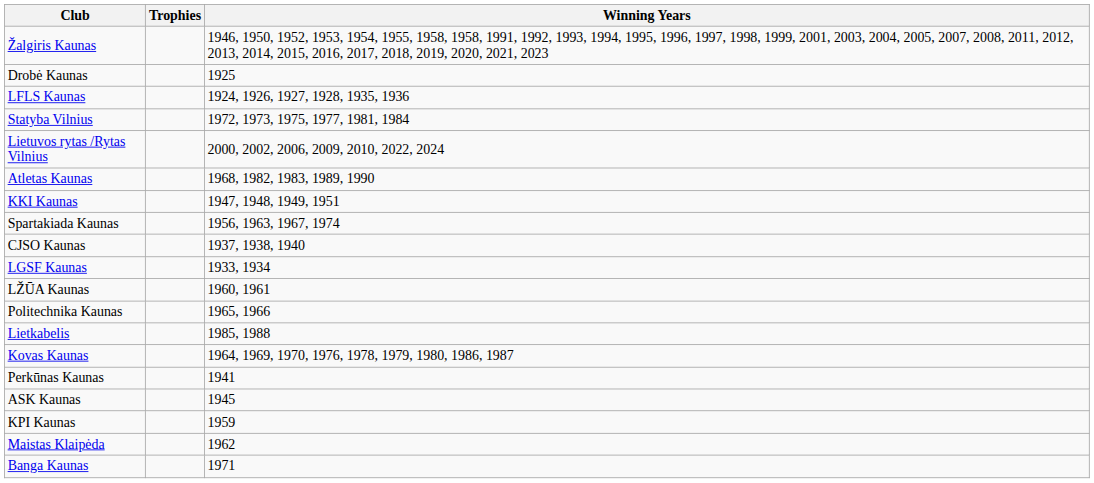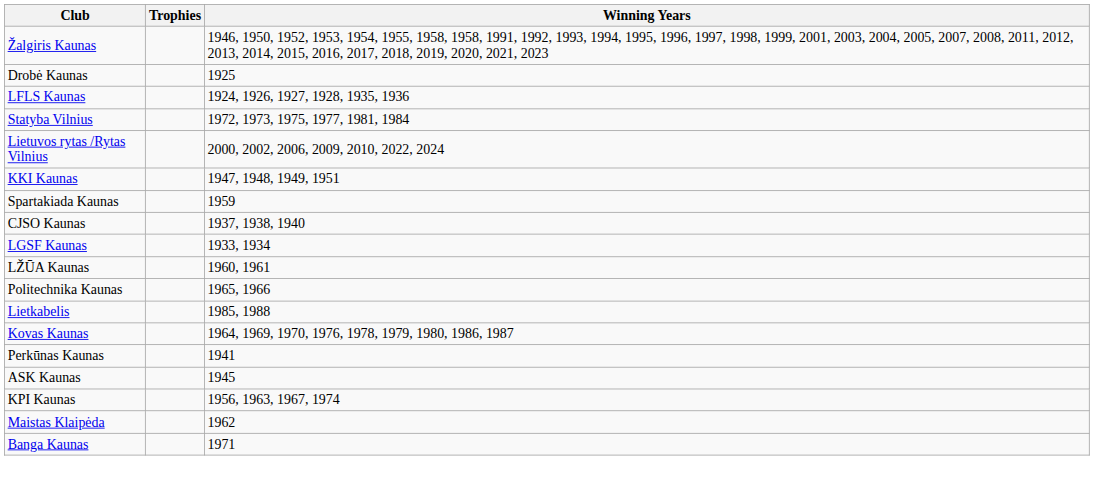- row: (50, 179)
(274, 223) 1956, 1963, 1967, 1974 -> (221, 201) 1959
(221, 422) 1959 -> (274, 400) 1956, 1963, 1967, 1974
